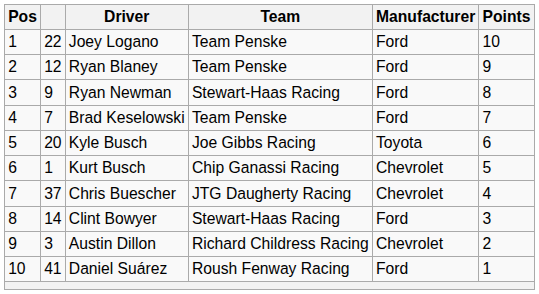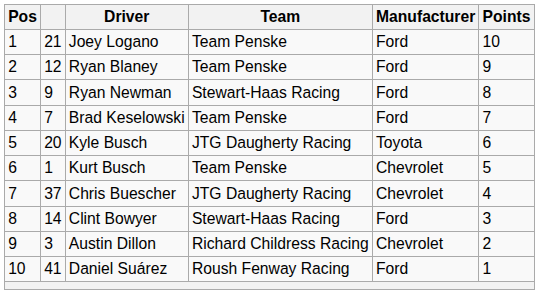(53, 42) 22 -> (53, 42) 21
(254, 143) Joe Gibbs Racing -> (272, 143) JTG Daugherty Racing
(266, 168) Chip Ganassi Racing -> (239, 168) Team Penske
